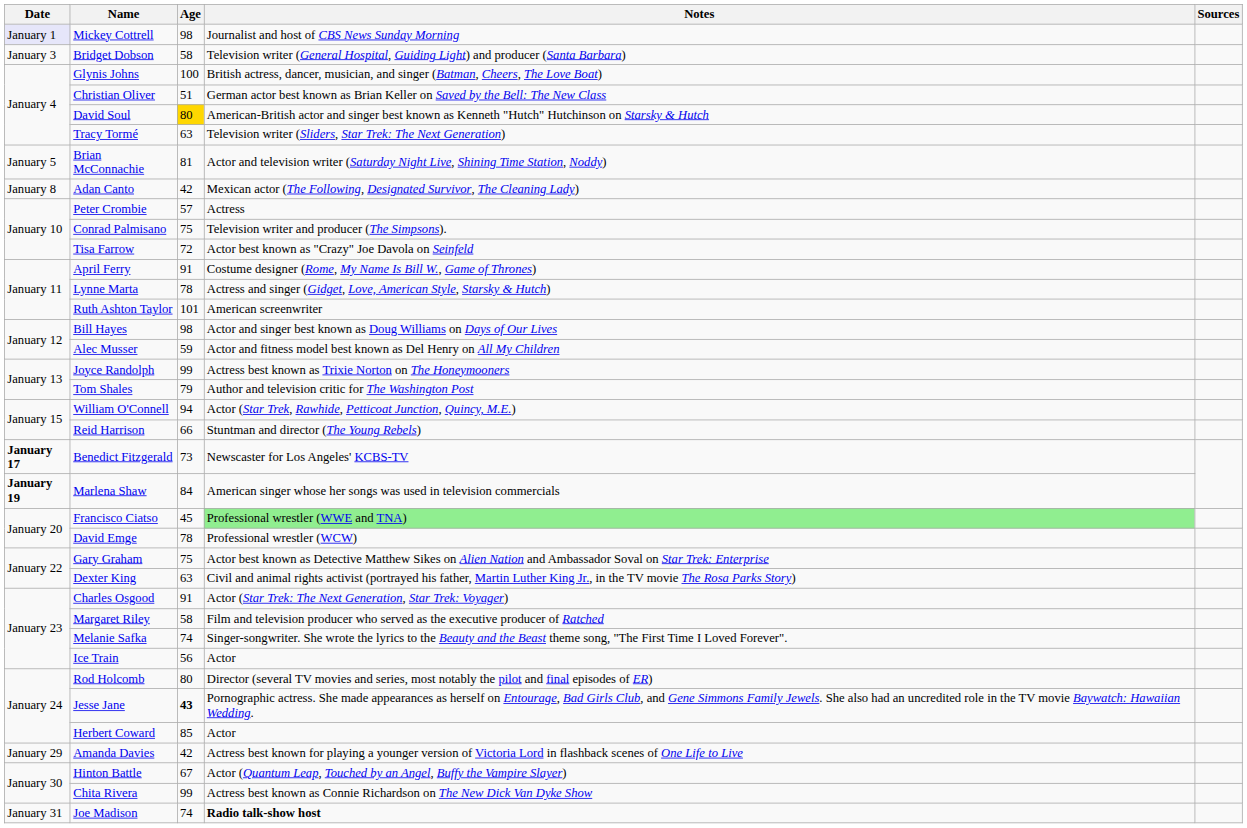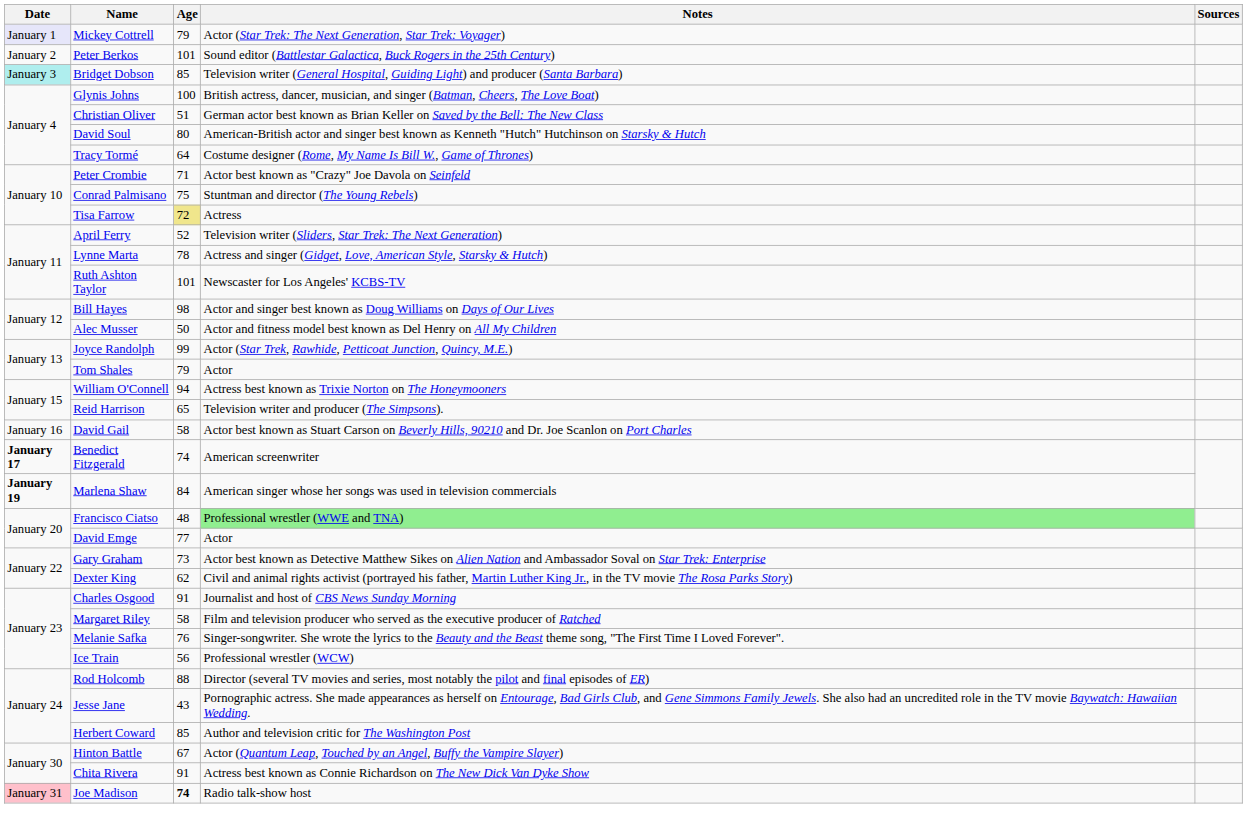(186, 34) 98 -> (183, 34) 79
(333, 34) Journalist and host of CBS News Sunday Morning -> (354, 34) Actor (Star Trek: The Next Generation, Star Trek: Voyager)
+ row: (106, 54)
(32, 54) no background -> (32, 74) paleturquoise background
(186, 54) 58 -> (183, 74) 85
(186, 114) gold background -> (183, 134) no background
(186, 134) 63 -> (183, 154) 64
(356, 134) Television writer (Sliders, Star Trek: The Next Generation) -> (368, 154) Costume designer (Rome, My Name Is Bill W., Game of Thrones)
- row: (109, 161)
- row: (104, 189)
(186, 209) 57 -> (183, 174) 71
(226, 209) Actress -> (337, 174) Actor best known as "Crazy" Joe Davola on Seinfeld
(327, 229) Television writer and producer (The Simpsons). -> (311, 194) Stuntman and director (The Young Rebels)
(186, 249) no background -> (183, 214) khaki background
(340, 249) Actor best known as "Crazy" Joe Davola on Seinfeld -> (223, 214) Actress
(186, 269) 91 -> (183, 235) 52
(372, 269) Costume designer (Rome, My Name Is Bill W., Game of Thrones) -> (353, 235) Television writer (Sliders, Star Trek: The Next Generation)
(265, 309) American screenwriter -> (304, 282) Newscaster for Los Angeles' KCBS-TV
(186, 349) 59 -> (183, 329) 50
(358, 369) Actress best known as Trixie Norton on The Honeymooners -> (358, 349) Actor (Star Trek, Rawhide, Petticoat Junction, Quincy, M.E.)
(340, 389) Author and television critic for The Washington Post -> (218, 369) Actor
(361, 409) Actor (Star Trek, Rawhide, Petticoat Junction, Quincy, M.E.) -> (355, 389) Actress best known as Trixie Norton on The Honeymooners
(186, 429) 66 -> (183, 409) 65
(314, 429) Stuntman and director (The Young Rebels) -> (324, 409) Television writer and producer (The Simpsons).
+ row: (101, 429)
(186, 456) 73 -> (183, 456) 74
(308, 456) Newscaster for Los Angeles' KCBS-TV -> (261, 456) American screenwriter
(186, 518) 45 -> (183, 518) 48
(186, 538) 78 -> (183, 538) 77
(282, 538) Professional wrestler (WCW) -> (218, 538) Actor
(186, 558) 75 -> (183, 558) 73
(186, 578) 63 -> (183, 578) 62
(357, 598) Actor (Star Trek: The Next Generation, Star Trek: Voyager) -> (330, 598) Journalist and host of CBS News Sunday Morning
(186, 638) 74 -> (183, 638) 76
(221, 658) Actor -> (279, 658) Professional wrestler (WCW)
(186, 678) 80 -> (183, 678) 88
(186, 705) bold -> (183, 705) normal
(221, 732) Actor -> (337, 732) Author and television critic for The Washington Post
- row: (114, 752)
(186, 793) 99 -> (183, 773) 91
(35, 813) no background -> (35, 793) pink background
(186, 813) normal -> (183, 793) bold
(264, 813) bold -> (257, 793) normal
